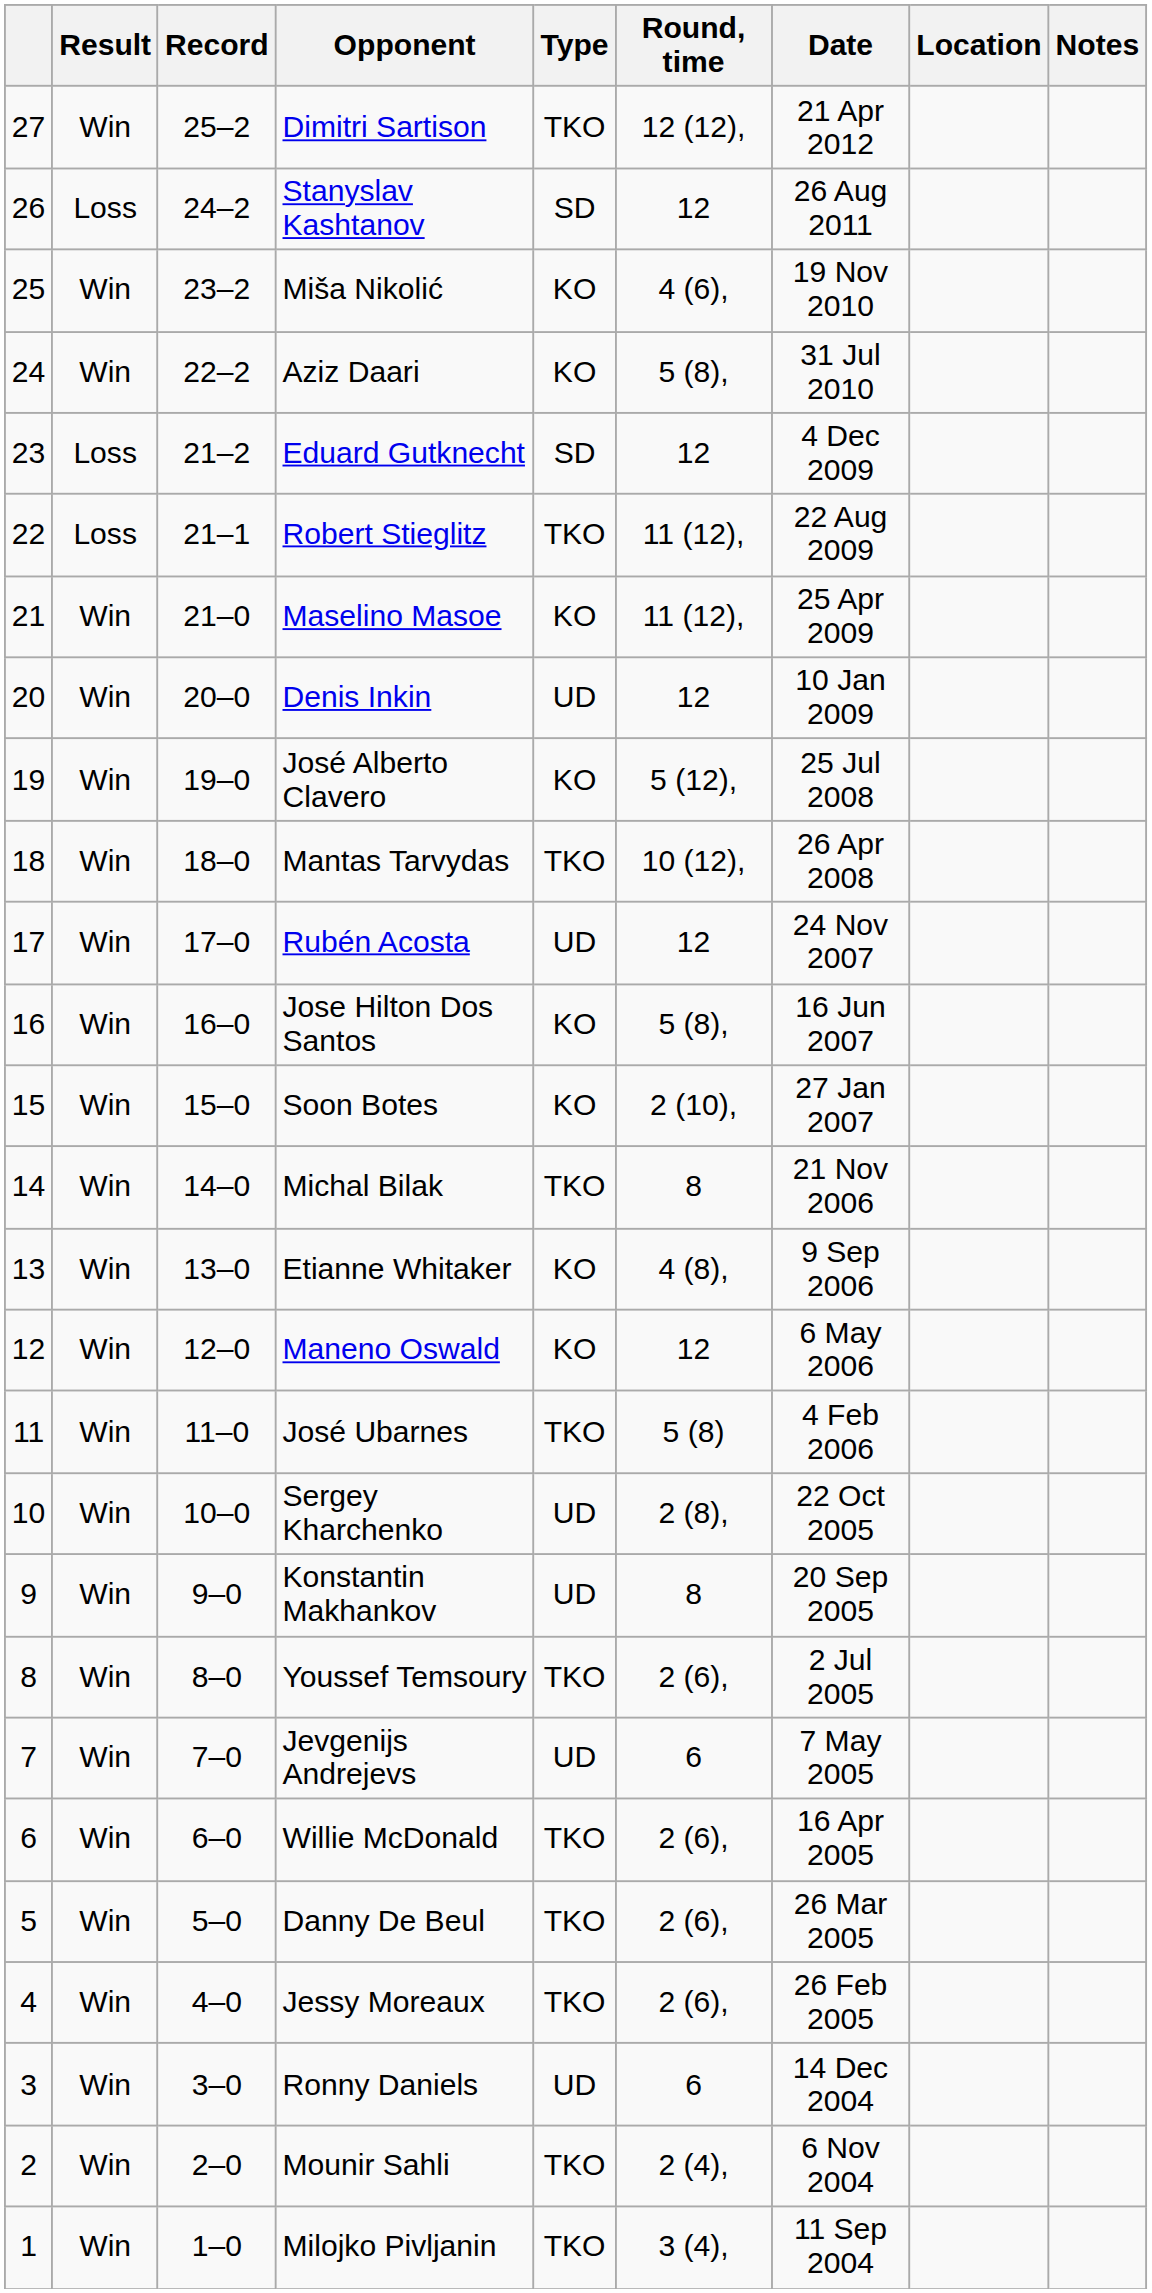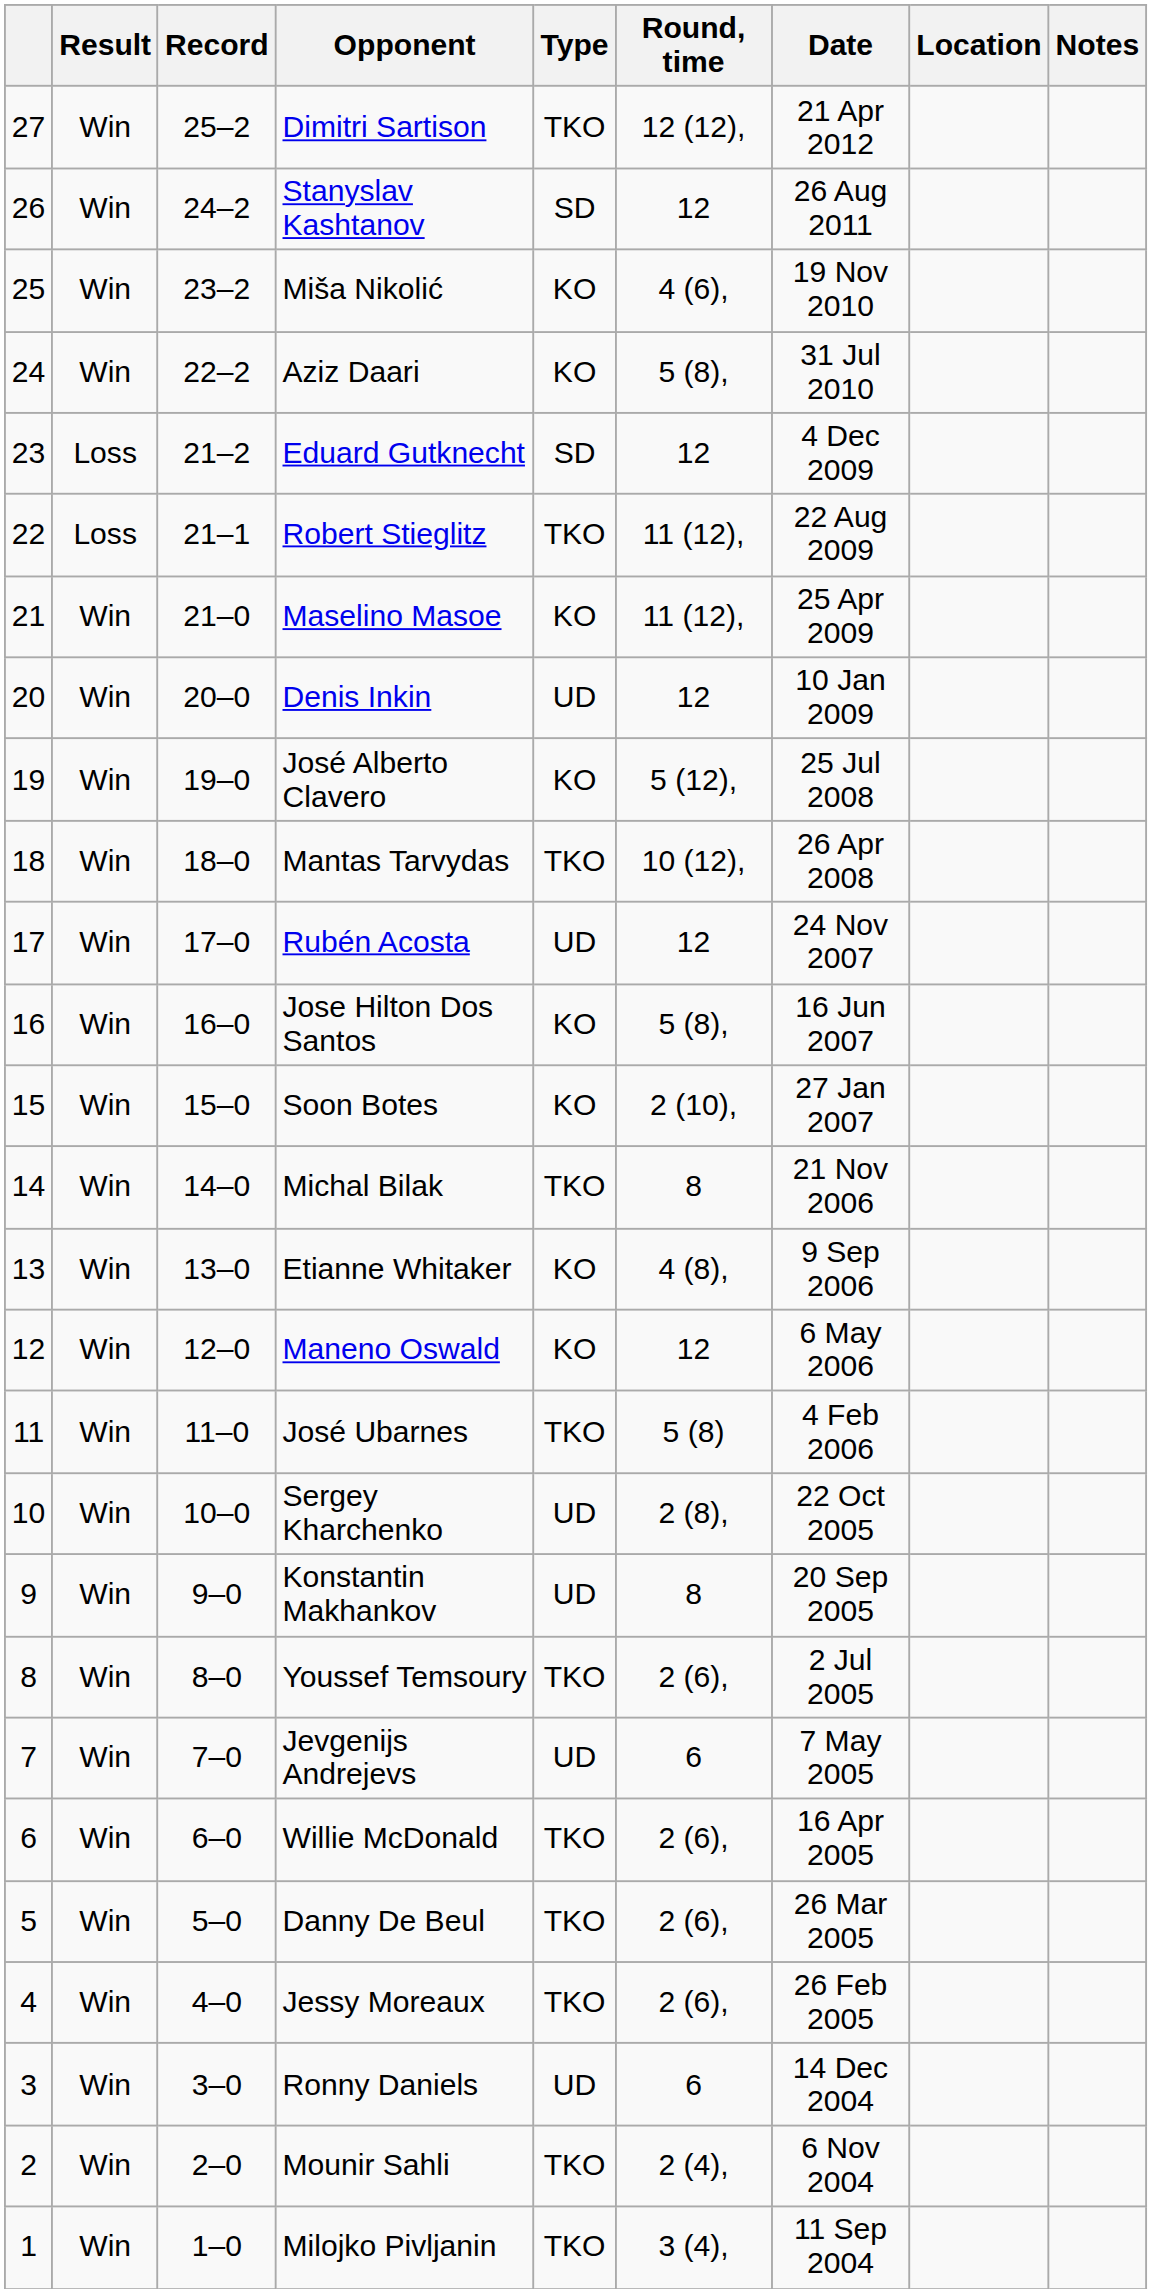(105, 208) Loss -> (105, 208) Win
